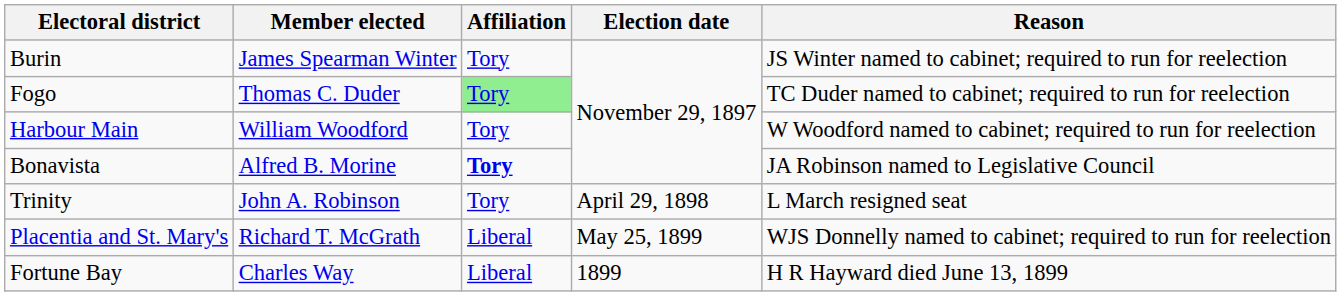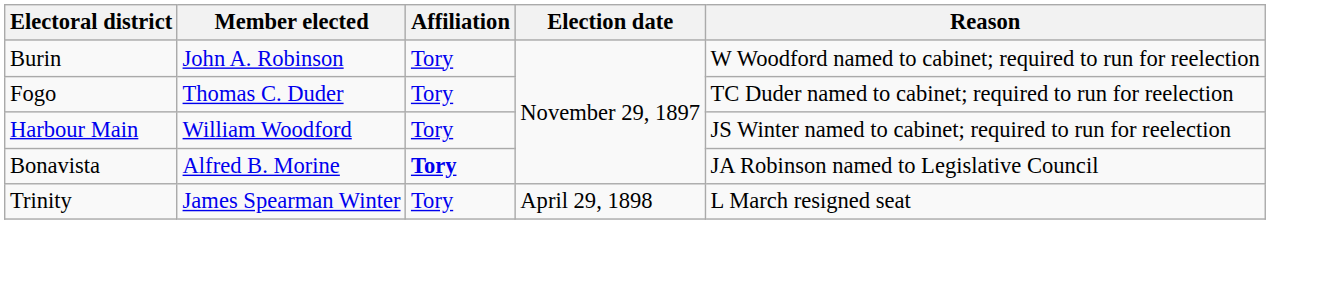(348, 58) James Spearman Winter -> (263, 58) John A. Robinson
(1027, 58) JS Winter named to cabinet; required to run for reelection -> (985, 58) W Woodford named to cabinet; required to run for reelection
(488, 93) lightgreen background -> (432, 93) no background
(1041, 129) W Woodford named to cabinet; required to run for reelection -> (971, 129) JS Winter named to cabinet; required to run for reelection
(319, 201) John A. Robinson -> (292, 201) James Spearman Winter
- row: (119, 237)
- row: (66, 272)
